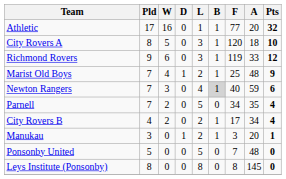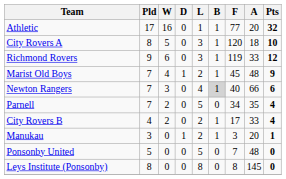(235, 74) 25 -> (235, 74) 45
(254, 89) 59 -> (254, 89) 66
(254, 120) 34 -> (254, 120) 33
